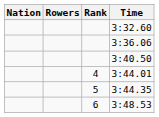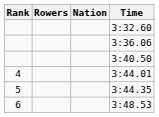columns swapped: (96, 12) <-> (24, 12)
